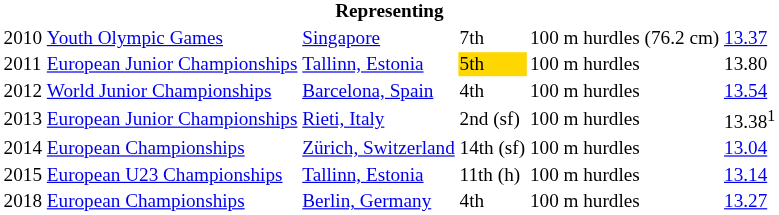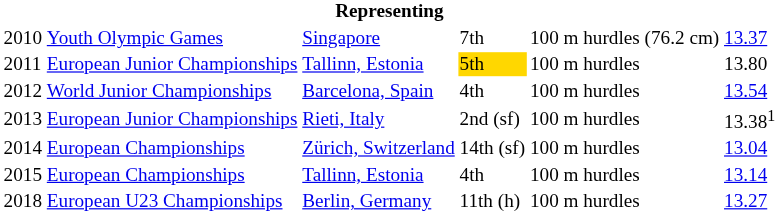(165, 174) European U23 Championships -> (146, 174) European Championships
(490, 174) 11th (h) -> (472, 174) 4th
(146, 201) European Championships -> (165, 201) European U23 Championships
(472, 201) 4th -> (490, 201) 11th (h)
